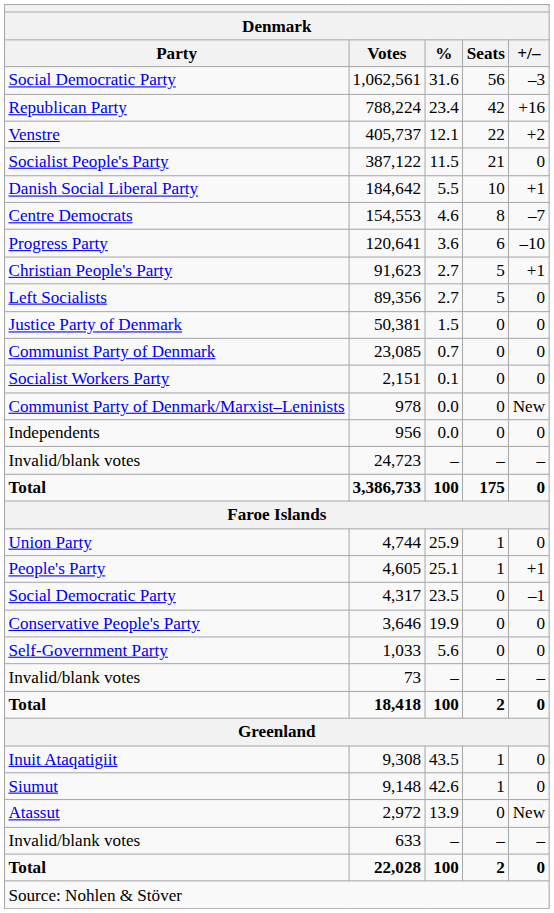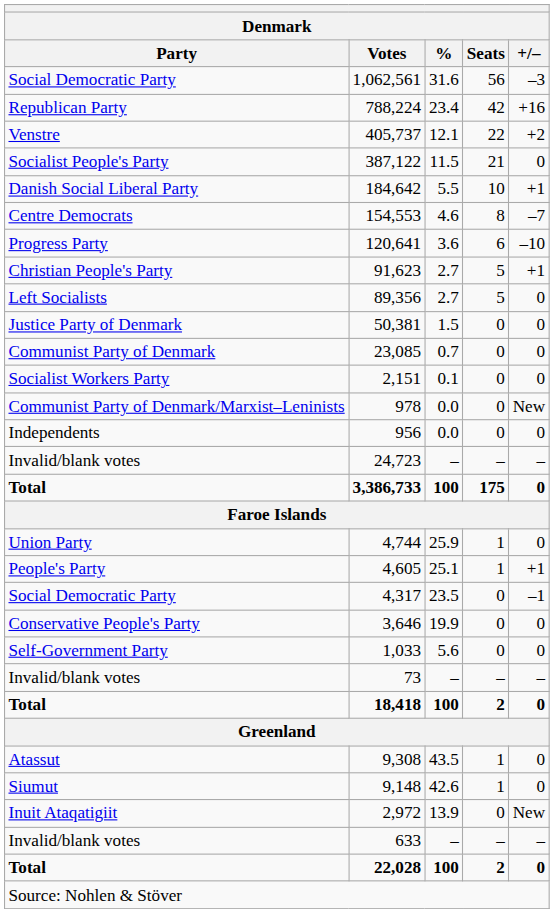(63, 759) Inuit Ataqatigiit -> (34, 759) Atassut
(34, 813) Atassut -> (63, 813) Inuit Ataqatigiit
